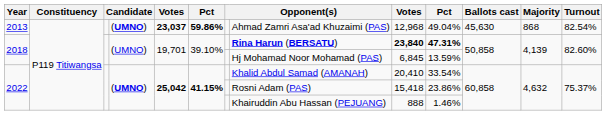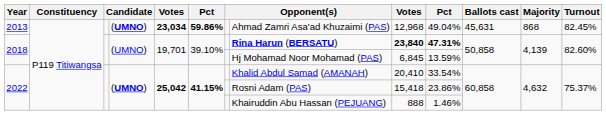(171, 27) 23,037 -> (171, 27) 23,034
(479, 27) 45,630 -> (479, 27) 45,631
(580, 27) 82.54% -> (580, 27) 82.45%
